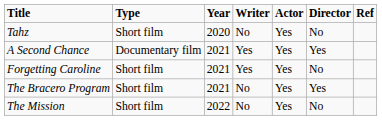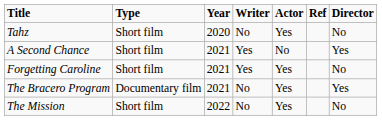columns swapped: (330, 13) <-> (365, 13)
(158, 50) Documentary film -> (139, 50) Short film
(284, 50) Yes -> (282, 50) No
(139, 87) Short film -> (158, 87) Documentary film
